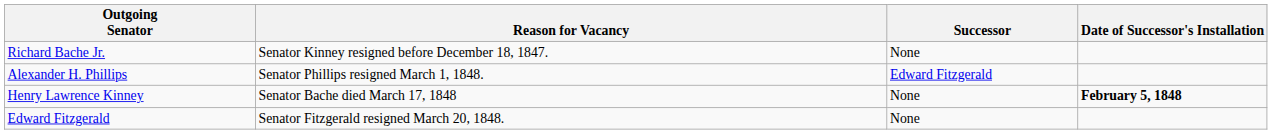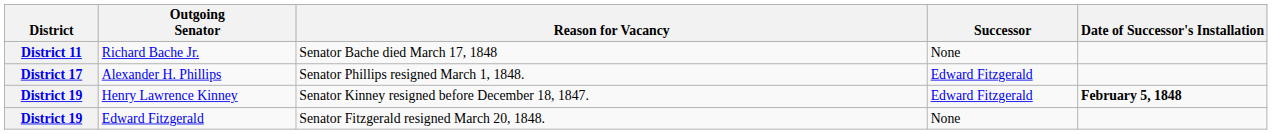+ column: (52, 30)
(403, 52) Senator Kinney resigned before December 18, 1847. -> (398, 52) Senator Bache died March 17, 1848
(358, 96) Senator Bache died March 17, 1848 -> (444, 96) Senator Kinney resigned before December 18, 1847.
(905, 96) None -> (982, 96) Edward Fitzgerald
